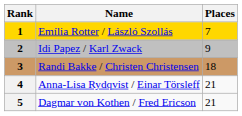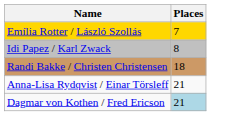- column: (20, 13)
(208, 48) 9 -> (176, 48) 8
(211, 102) no background -> (179, 102) lightblue background
